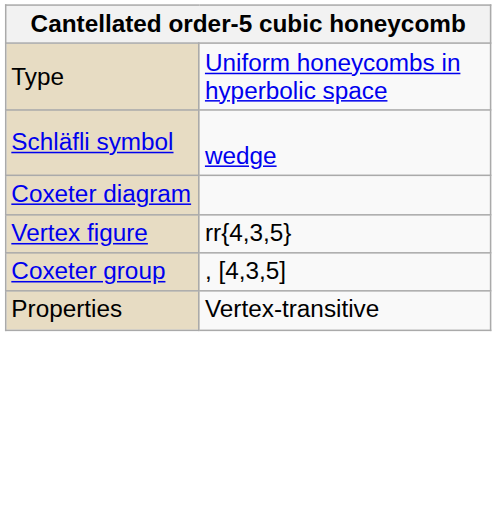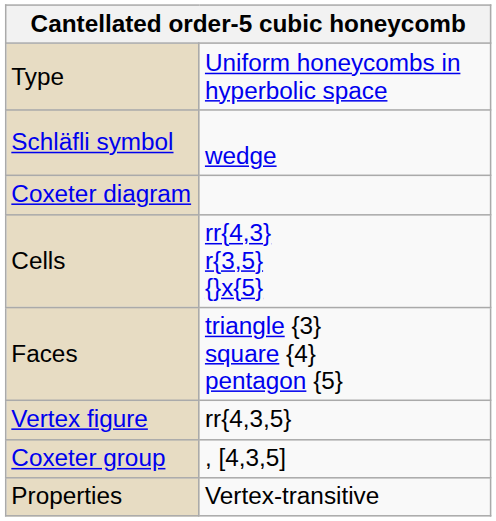+ row: (38, 260)
+ row: (44, 353)
